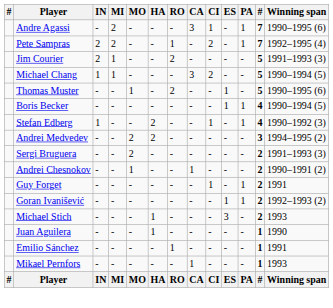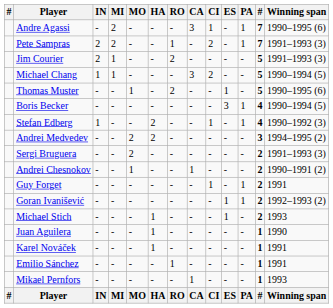(296, 43) 1992–1995 (4) -> (296, 43) 1991–1993 (3)
(226, 106) 1 -> (226, 106) 3
(226, 216) 3 -> (226, 216) 1
+ row: (46, 248)
